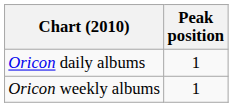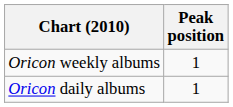rows swapped: (77, 62) <-> (84, 89)
